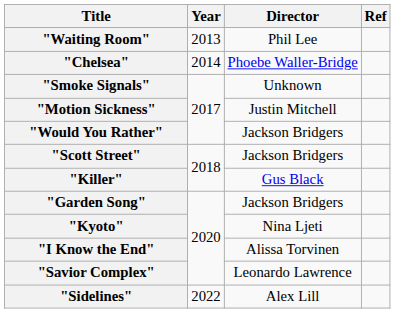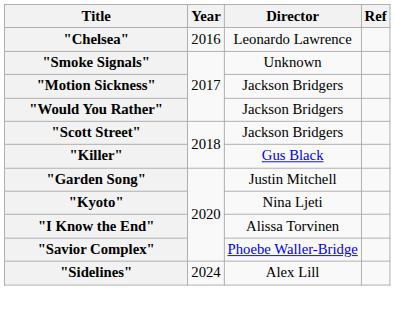- row: (96, 39)
(206, 62) 2014 -> (206, 39) 2016
(293, 62) Phoebe Waller-Bridge -> (293, 39) Leonardo Lawrence
(293, 109) Justin Mitchell -> (293, 86) Jackson Bridgers
(293, 202) Jackson Bridgers -> (293, 179) Justin Mitchell
(293, 272) Leonardo Lawrence -> (293, 249) Phoebe Waller-Bridge
(206, 296) 2022 -> (206, 272) 2024
